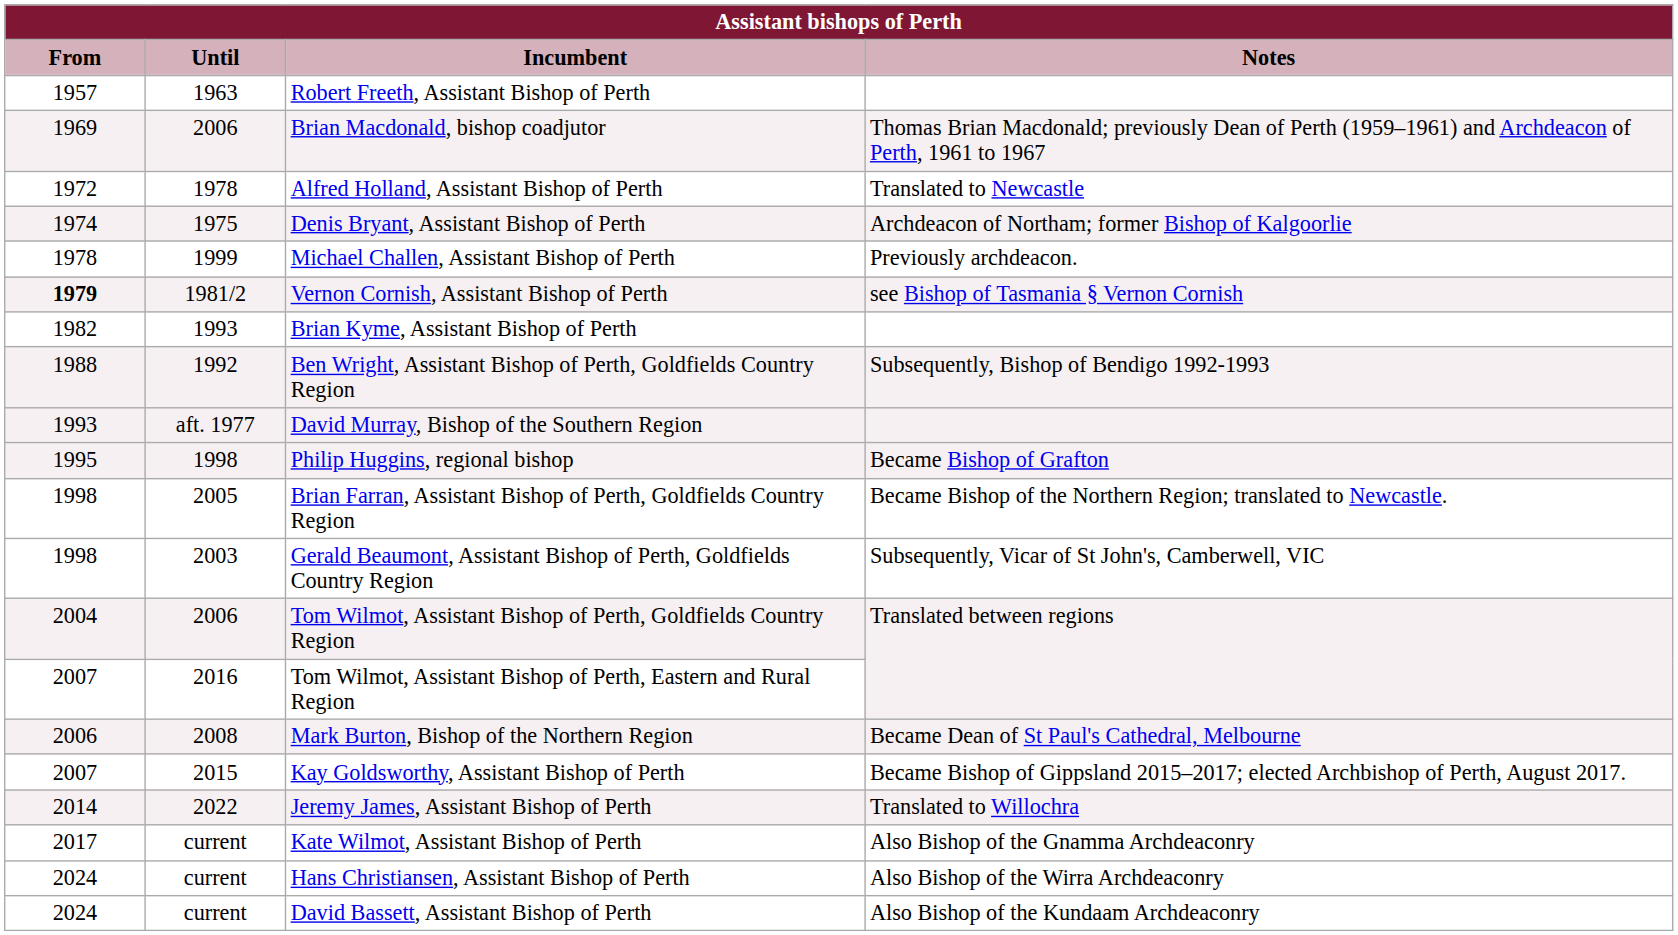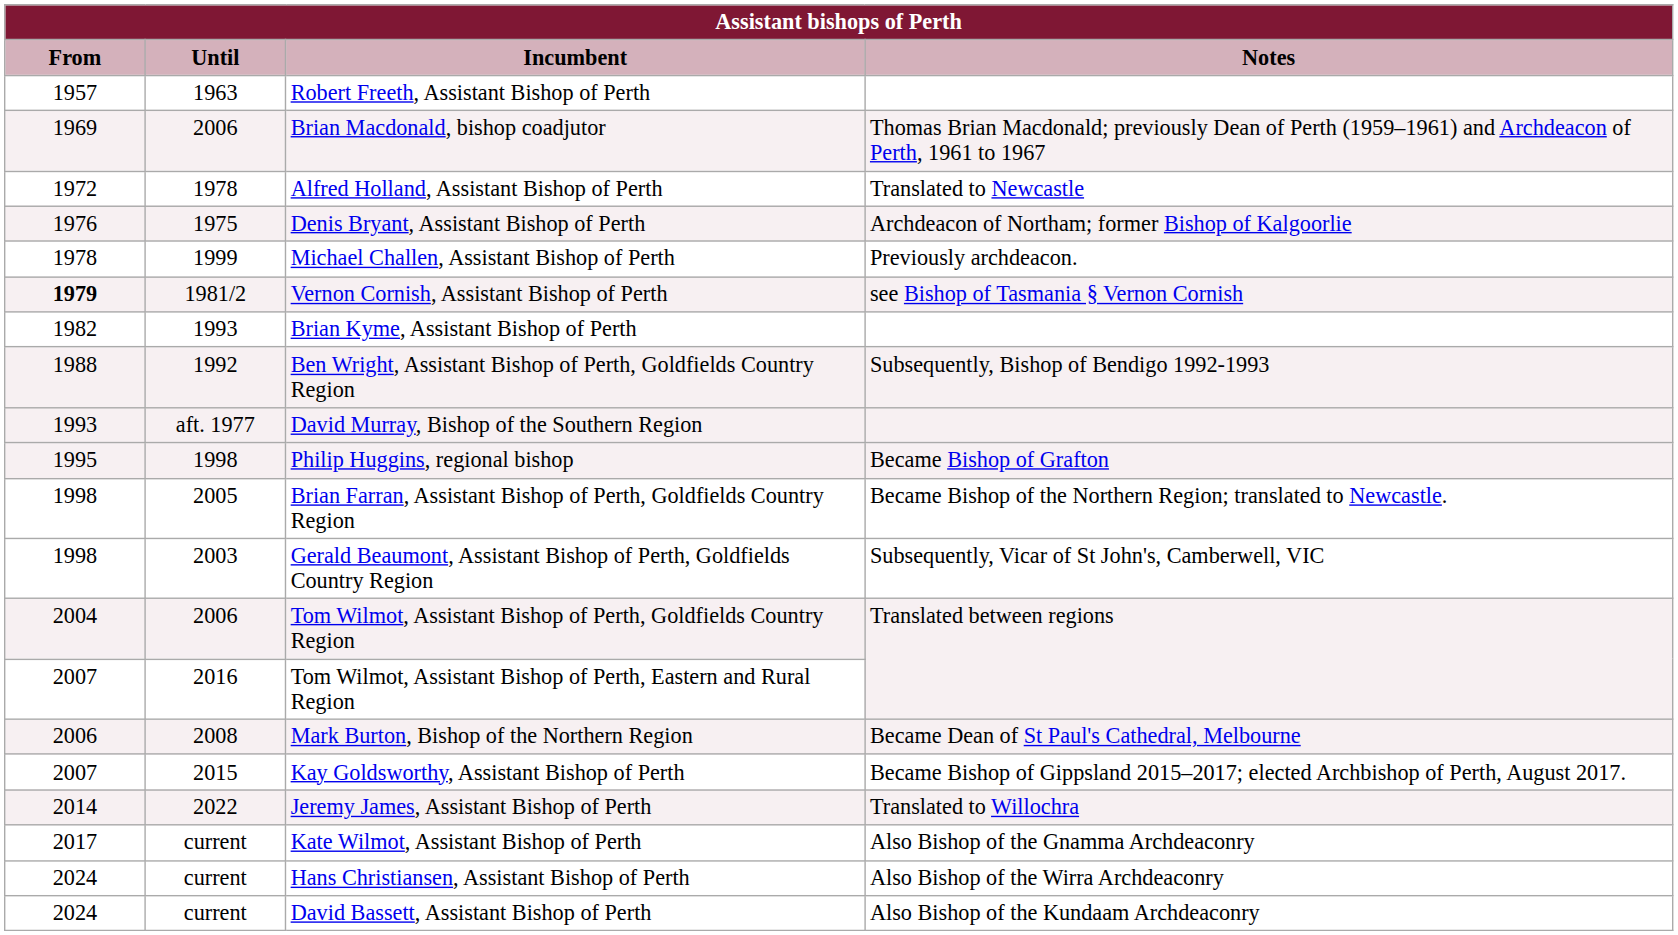(75, 223) 1974 -> (75, 223) 1976
